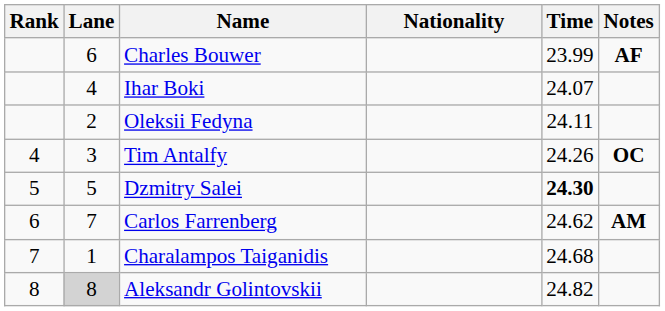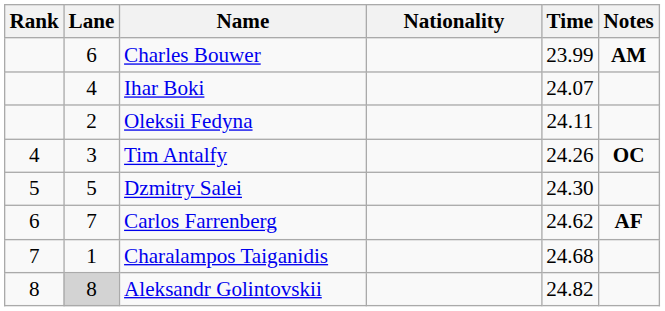(629, 54) AF -> (629, 54) AM
(570, 188) bold -> (570, 188) normal
(629, 222) AM -> (629, 222) AF
